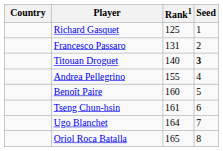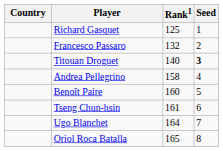(172, 45) 131 -> (172, 45) 132
(172, 76) 155 -> (172, 76) 158
